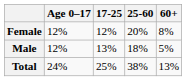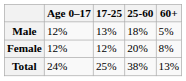rows swapped: (24, 48) <-> (24, 31)
